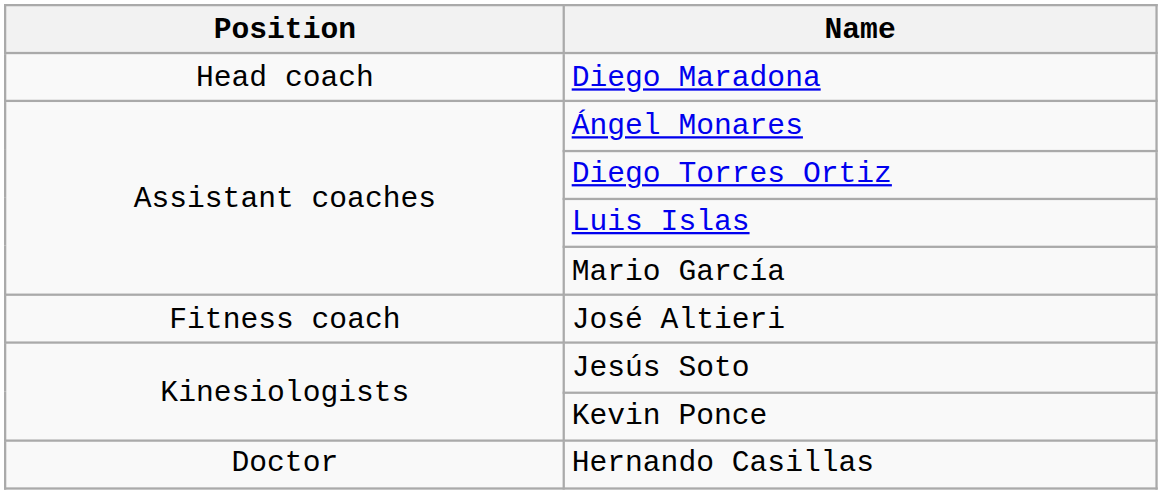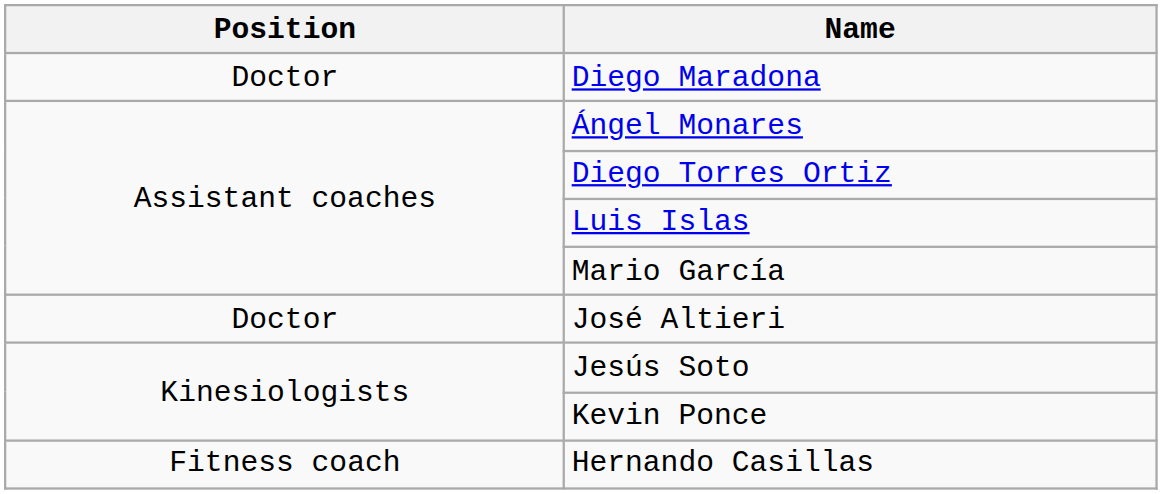(285, 78) Head coach -> (285, 78) Doctor
(285, 319) Fitness coach -> (285, 319) Doctor
(285, 464) Doctor -> (285, 464) Fitness coach
